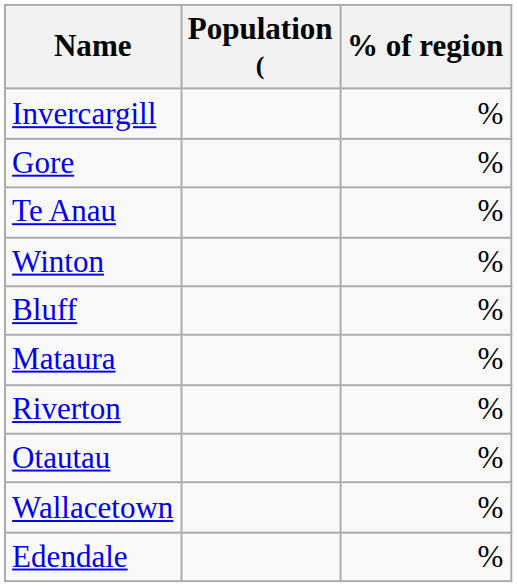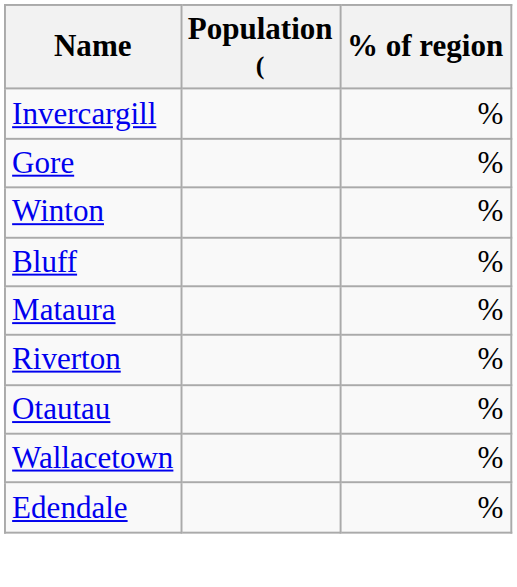- row: (64, 211)
